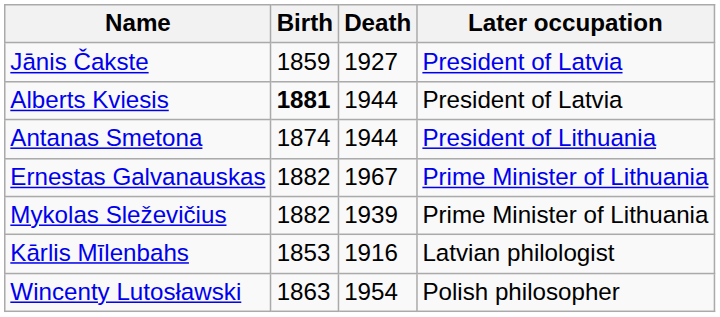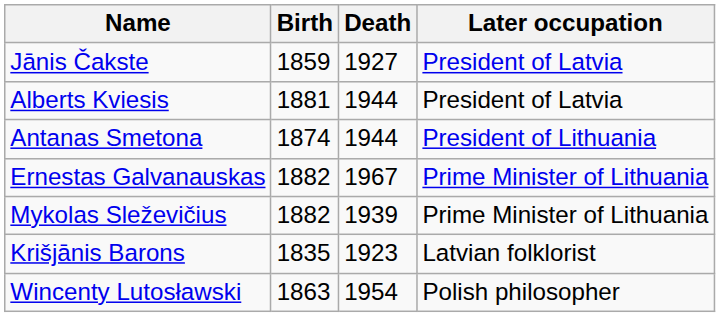(303, 100) bold -> (303, 100) normal
+ row: (98, 253)
- row: (100, 253)
